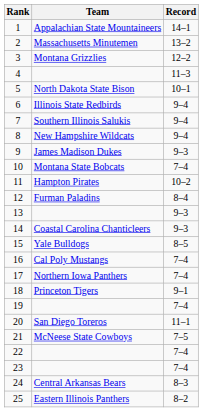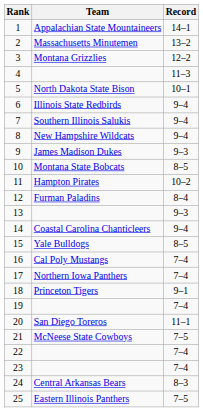(181, 167) 7–4 -> (181, 167) 8–5
(181, 228) 9–3 -> (181, 228) 9–4
(181, 399) 8–2 -> (181, 399) 7–5
